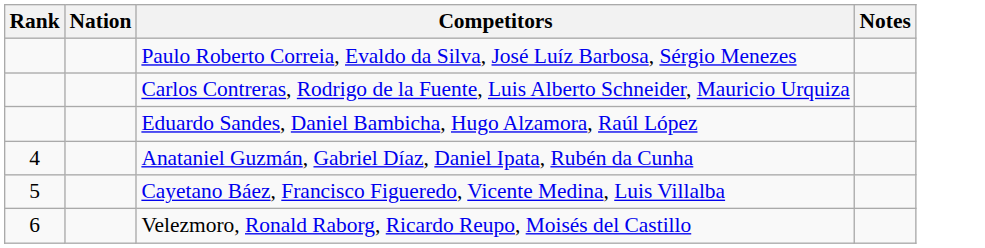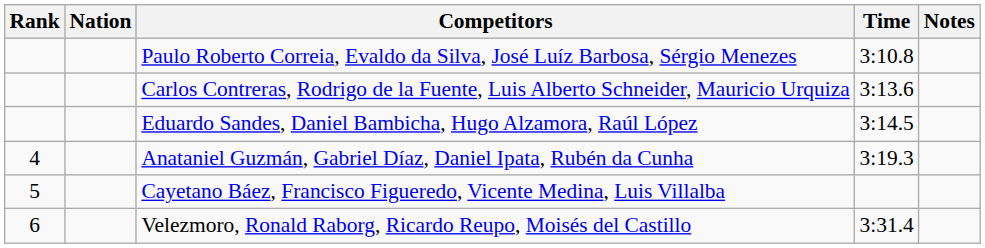+ column: (887, 21)
